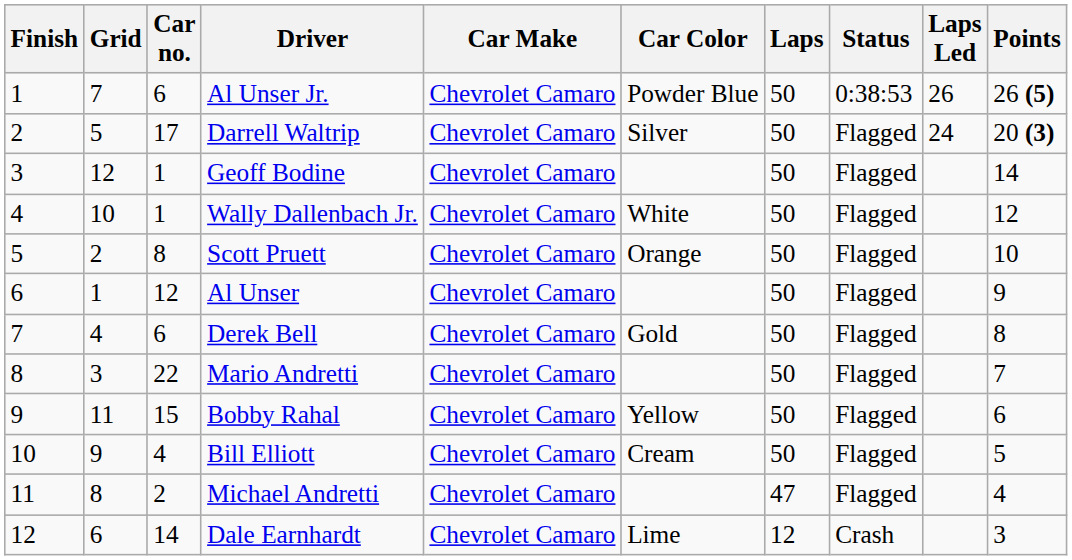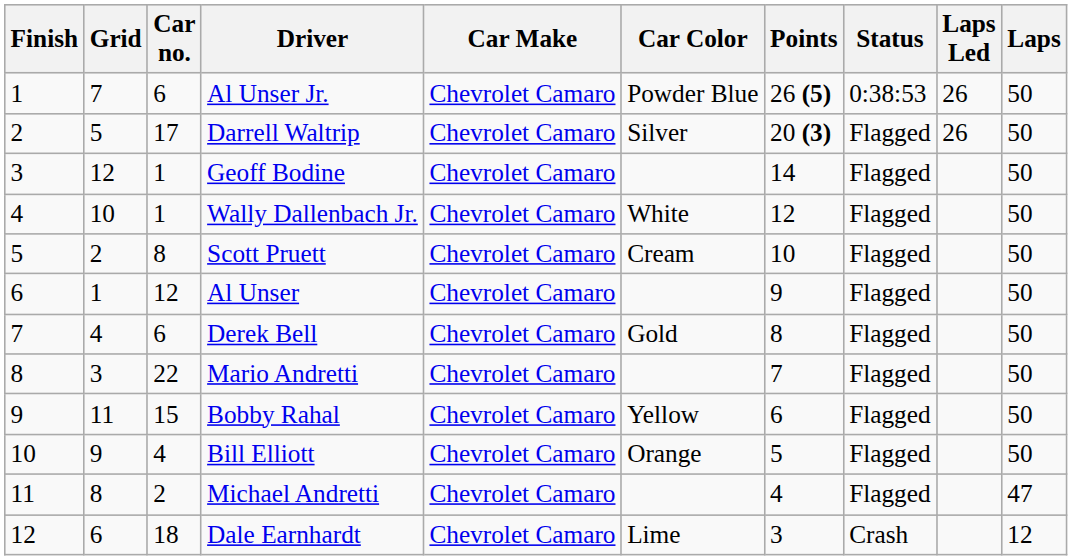columns swapped: (797, 38) <-> (1027, 38)
(941, 133) 24 -> (955, 133) 26
(693, 254) Orange -> (693, 254) Cream
(693, 454) Cream -> (693, 454) Orange
(166, 534) 14 -> (166, 534) 18
